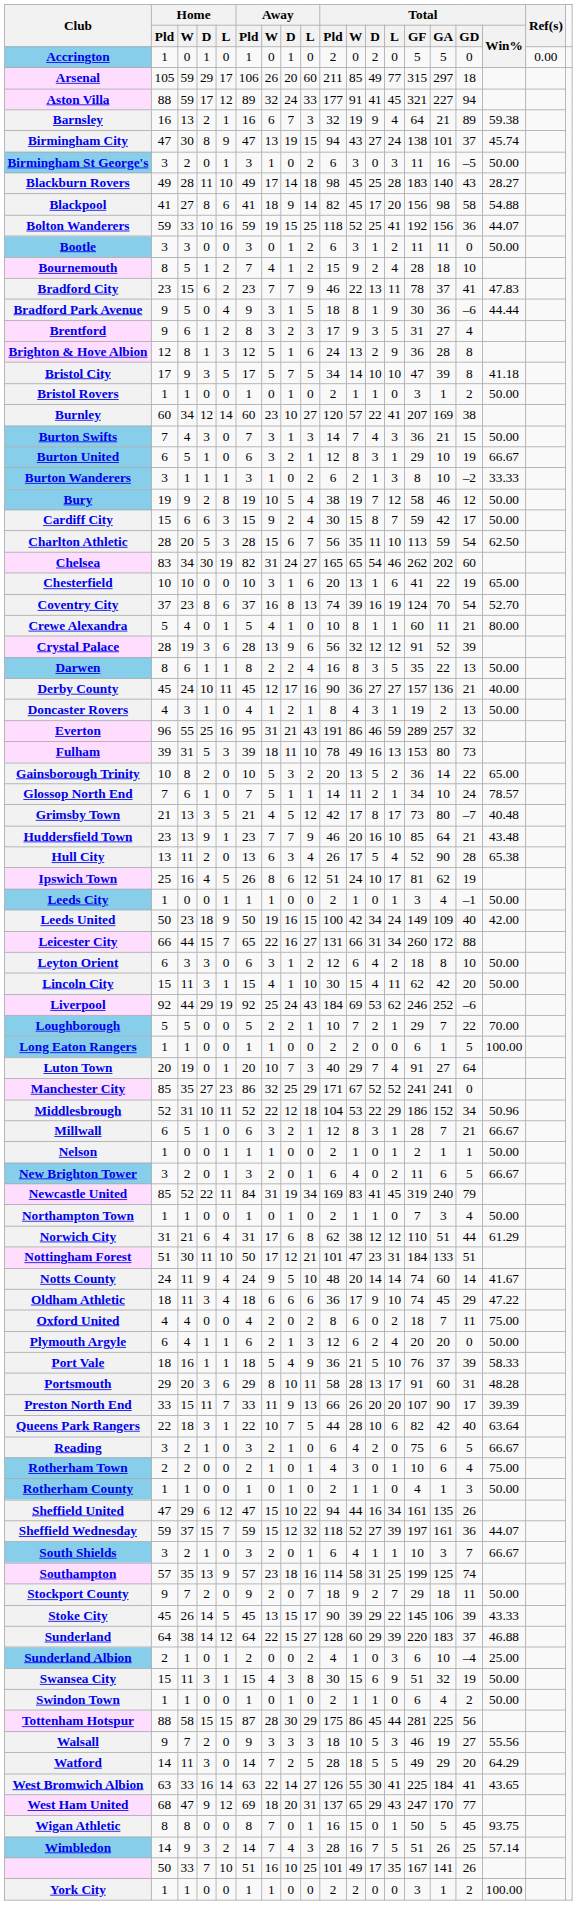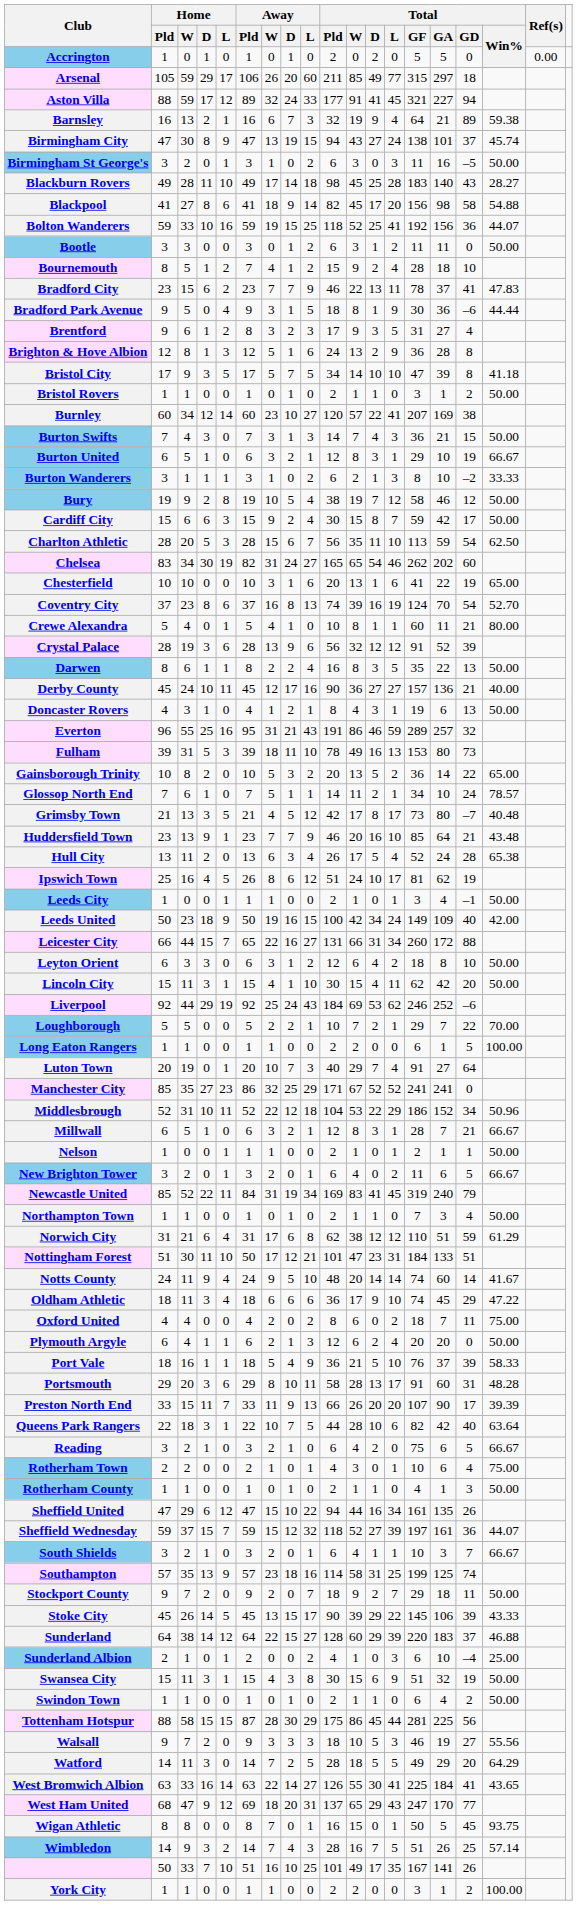(443, 710) 2 -> (443, 710) 6
(443, 857) 90 -> (443, 857) 24
(469, 1236) 44 -> (469, 1236) 59
